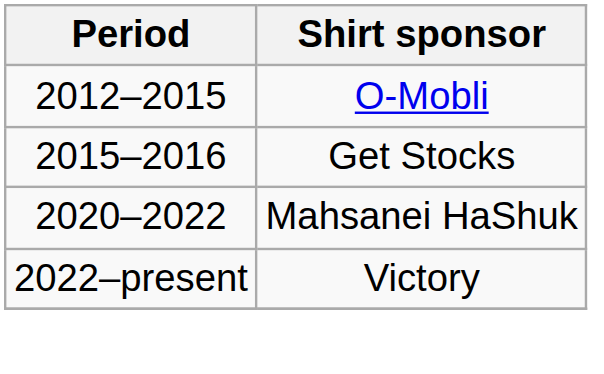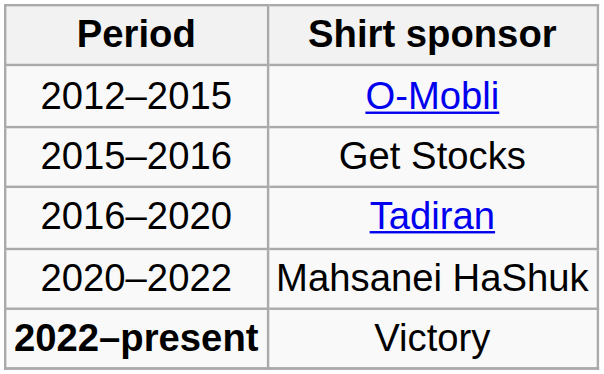+ row: (432, 216)
(131, 277) normal -> (136, 338) bold
